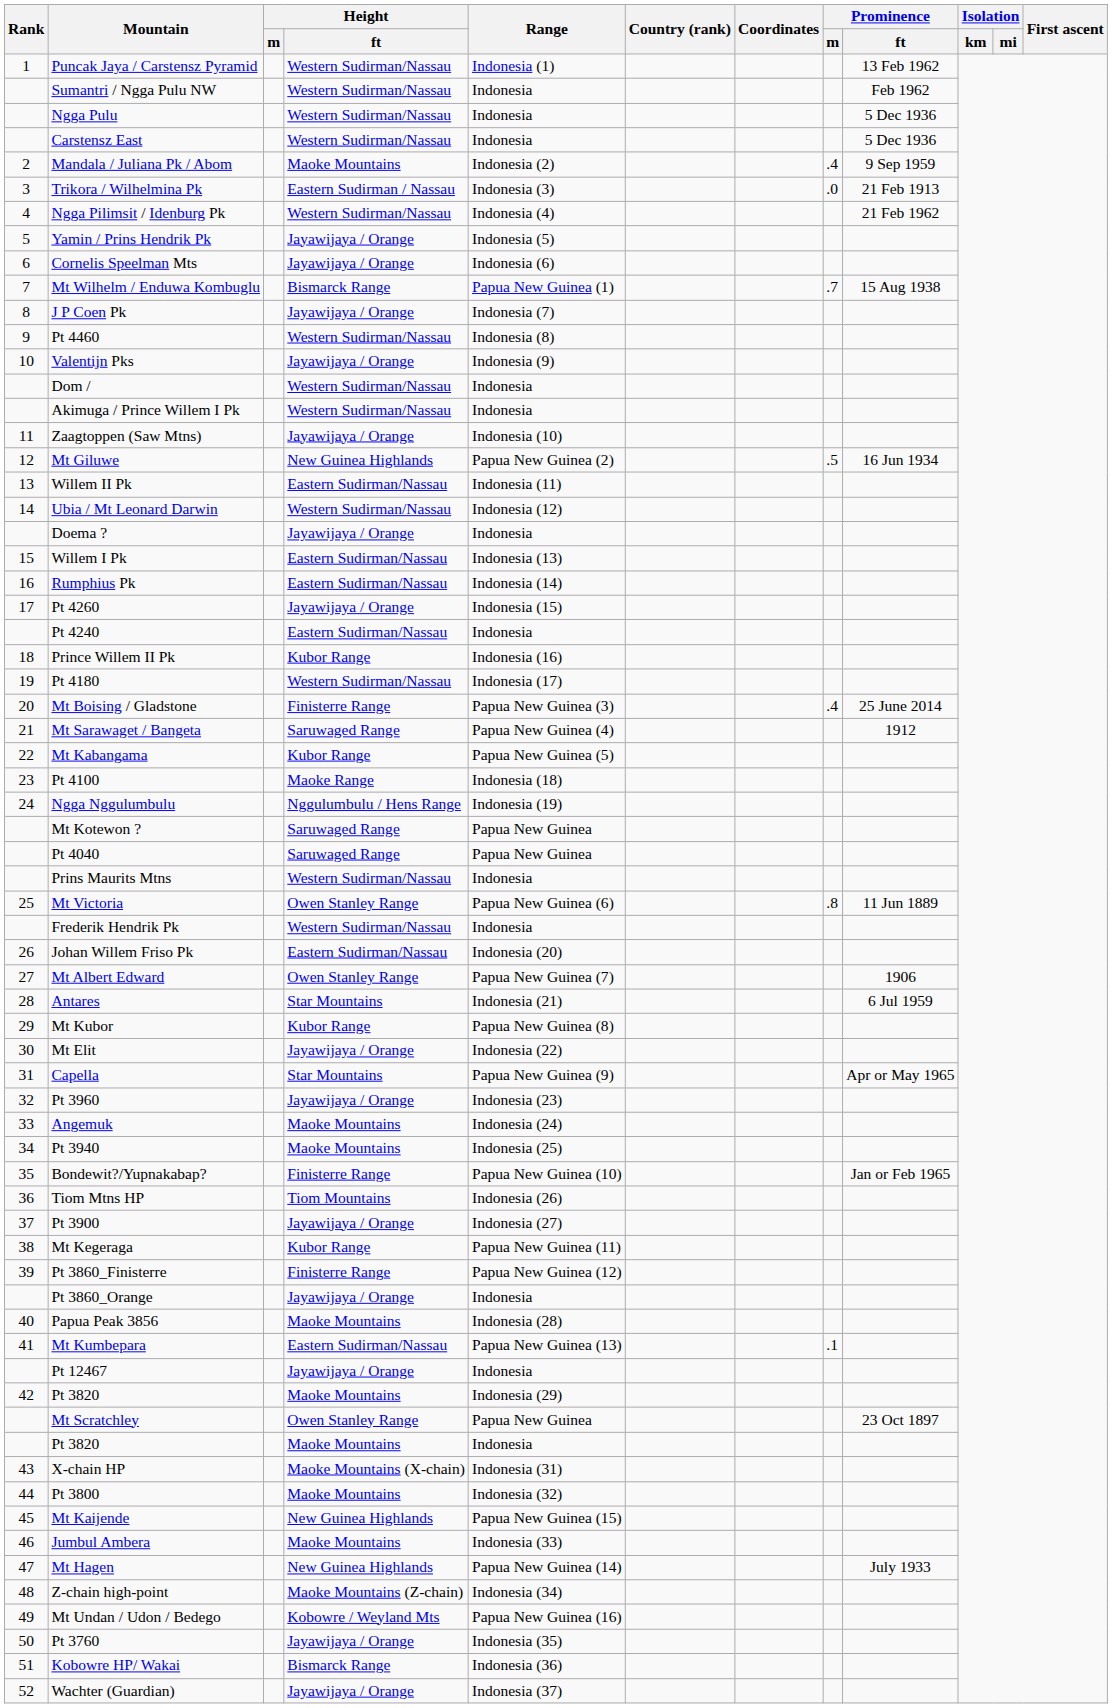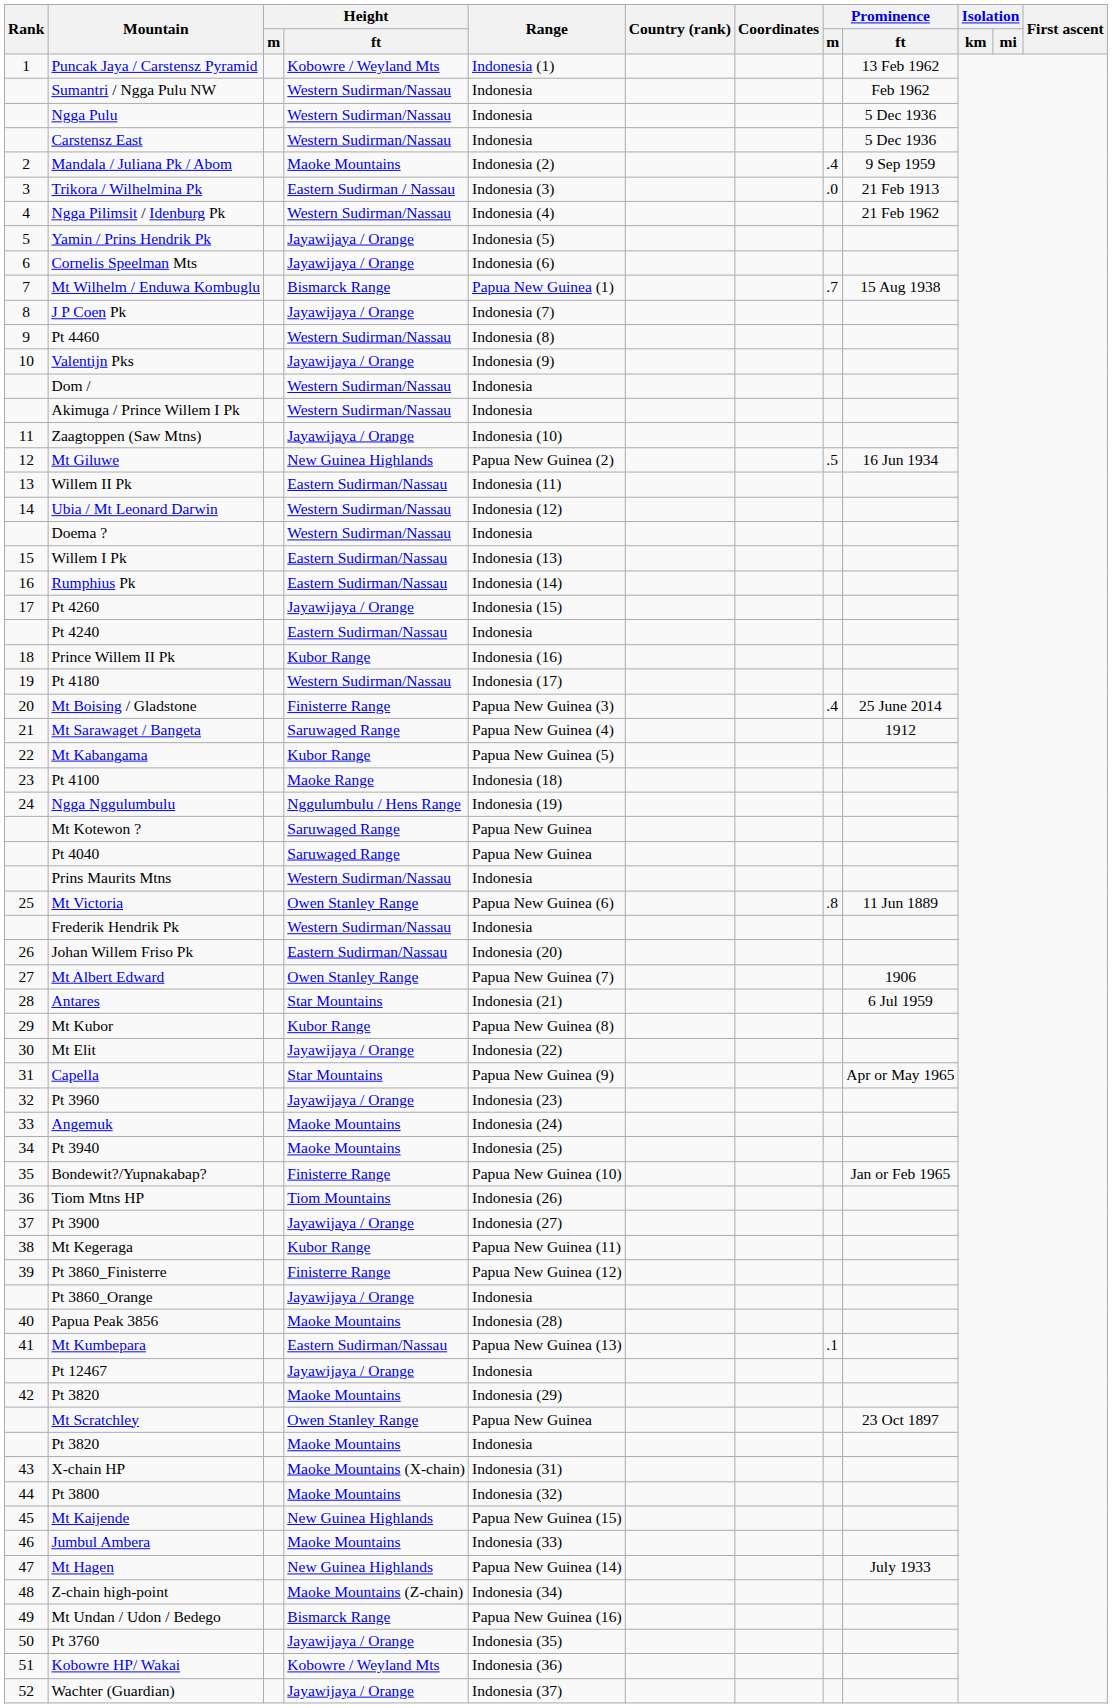(369, 66) Western Sudirman/Nassau -> (363, 66) Kobowre / Weyland Mts
(351, 533) Jayawijaya / Orange -> (369, 533) Western Sudirman/Nassau
(363, 1616) Kobowre / Weyland Mts -> (339, 1616) Bismarck Range
(339, 1665) Bismarck Range -> (363, 1665) Kobowre / Weyland Mts
